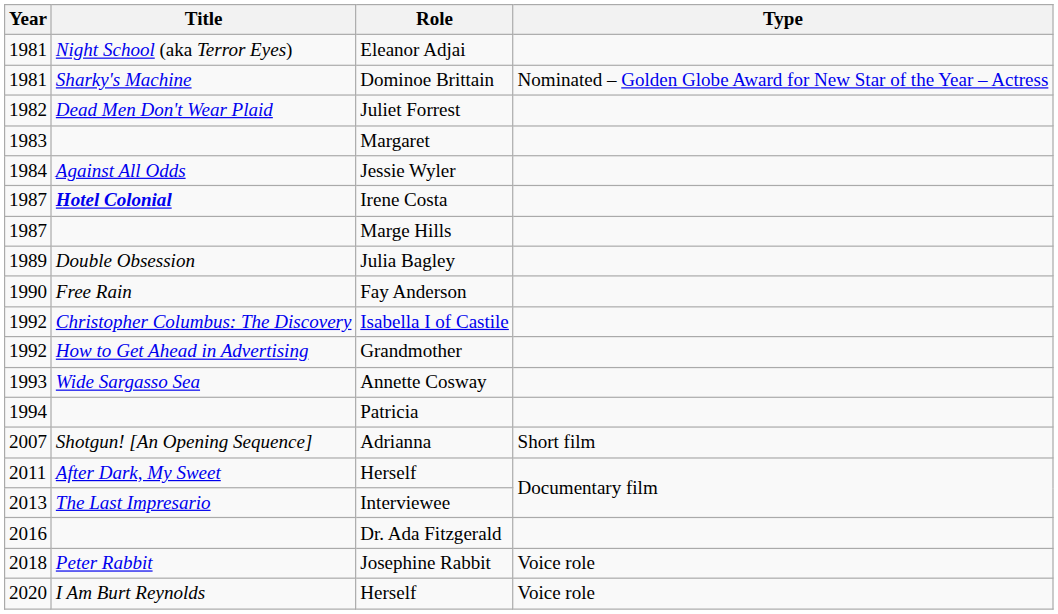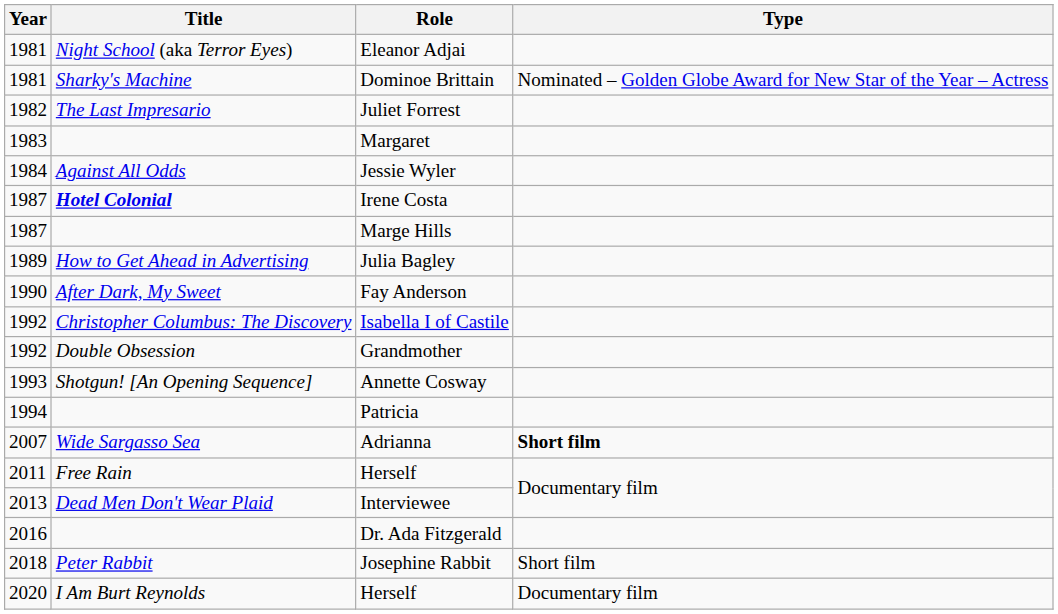(164, 110) Dead Men Don't Wear Plaid -> (133, 110) The Last Impresario
(125, 261) Double Obsession -> (182, 261) How to Get Ahead in Advertising
(94, 291) Free Rain -> (138, 291) After Dark, My Sweet
(182, 351) How to Get Ahead in Advertising -> (125, 351) Double Obsession
(128, 381) Wide Sargasso Sea -> (184, 381) Shotgun! [An Opening Sequence]
(184, 442) Shotgun! [An Opening Sequence] -> (128, 442) Wide Sargasso Sea
(556, 442) normal -> (559, 442) bold
(138, 472) After Dark, My Sweet -> (94, 472) Free Rain
(133, 502) The Last Impresario -> (164, 502) Dead Men Don't Wear Plaid
(556, 563) Voice role -> (556, 563) Short film
(556, 593) Voice role -> (588, 593) Documentary film
